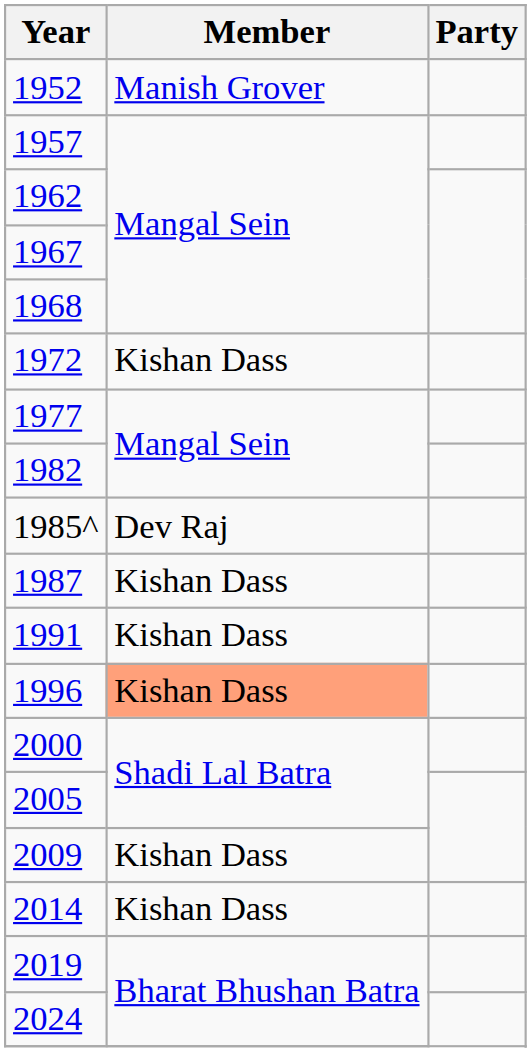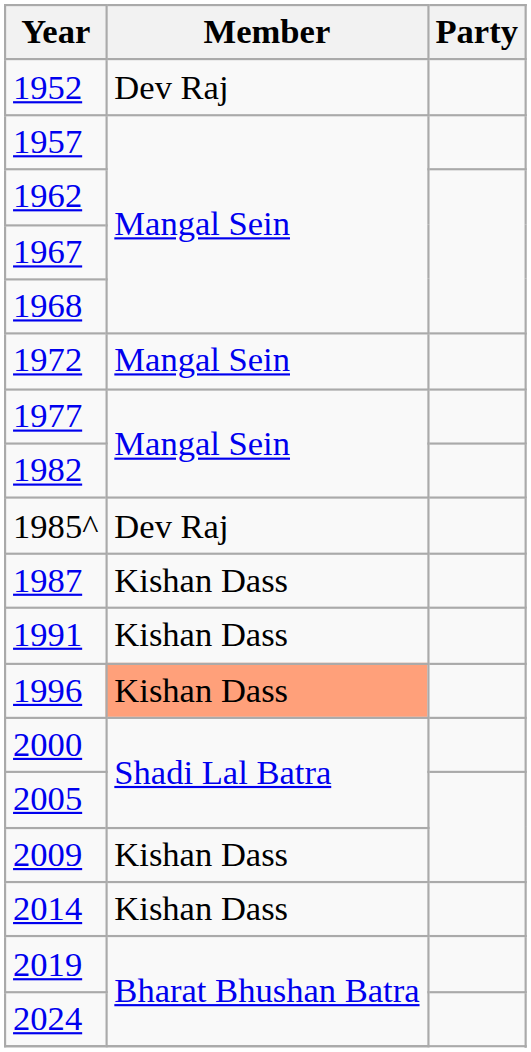(219, 86) Manish Grover -> (171, 86) Dev Raj
(201, 360) Kishan Dass -> (202, 360) Mangal Sein
